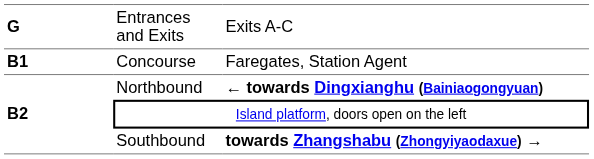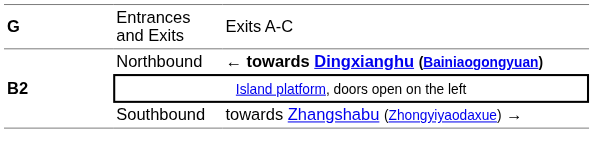- row: (156, 61)
(384, 140) bold -> (374, 115) normal
